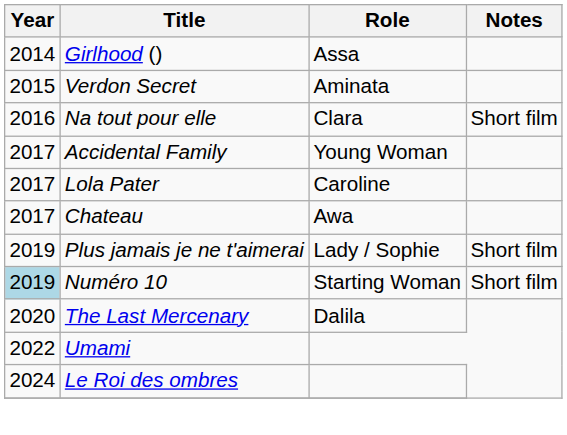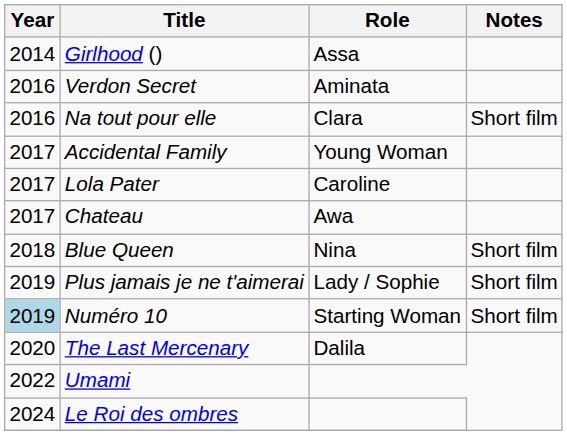(32, 86) 2015 -> (32, 86) 2016
+ row: (119, 250)
